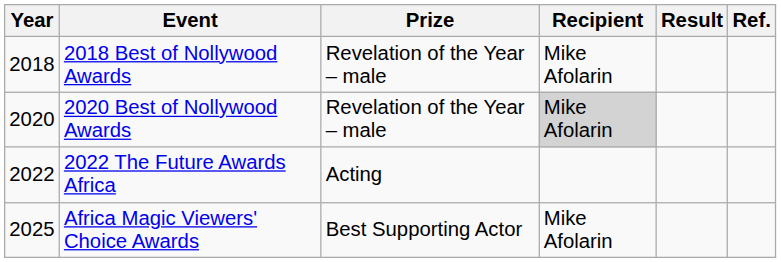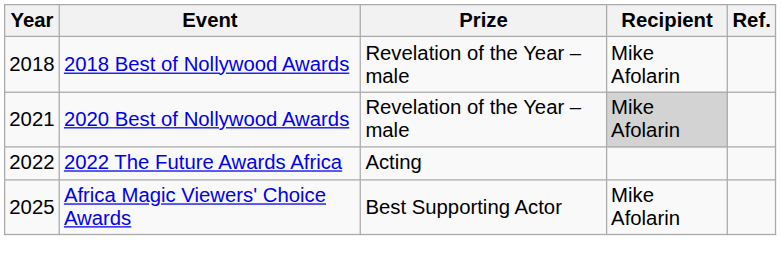- column: (692, 20)
(32, 119) 2020 -> (32, 119) 2021
